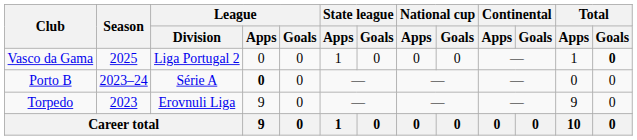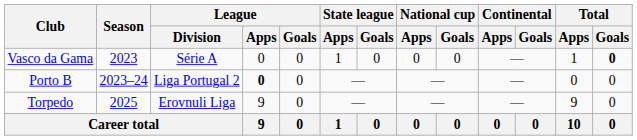(124, 59) 2025 -> (124, 59) 2023
(197, 59) Liga Portugal 2 -> (197, 59) Série A
(197, 80) Série A -> (197, 80) Liga Portugal 2
(124, 102) 2023 -> (124, 102) 2025
